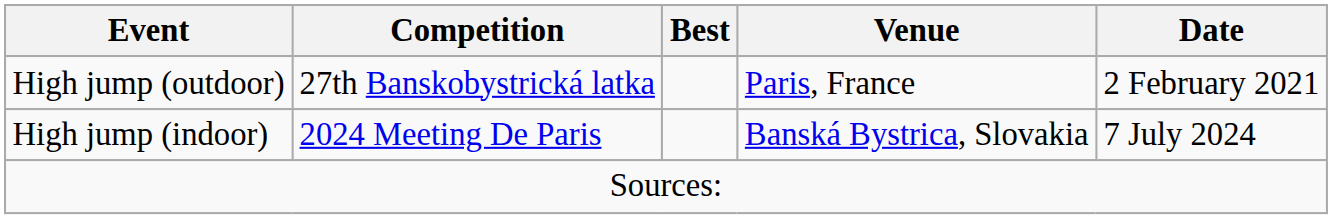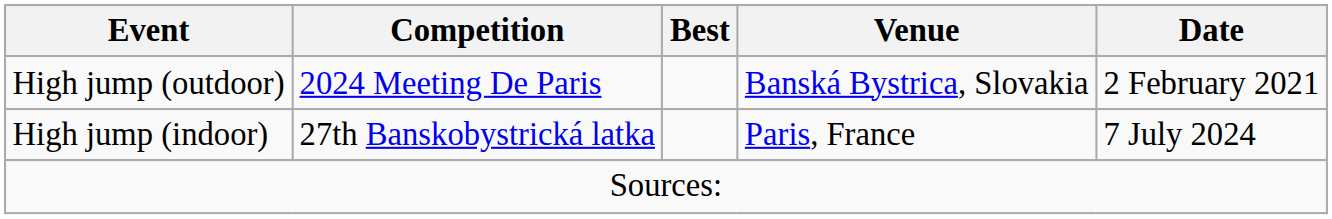(477, 82) 27th Banskobystrická latka -> (451, 82) 2024 Meeting De Paris
(830, 82) Paris, France -> (917, 82) Banská Bystrica, Slovakia
(451, 133) 2024 Meeting De Paris -> (477, 133) 27th Banskobystrická latka
(917, 133) Banská Bystrica, Slovakia -> (830, 133) Paris, France
